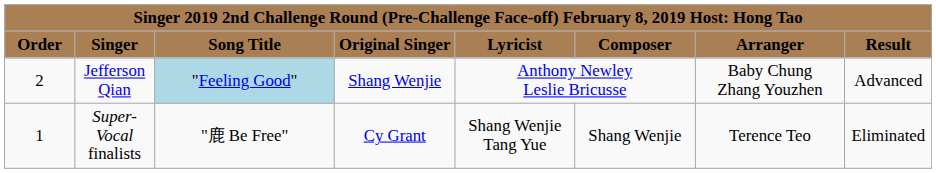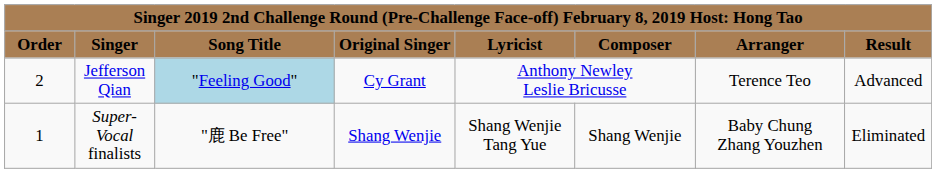(395, 80) Shang Wenjie -> (395, 80) Cy Grant
(770, 80) Baby Chung Zhang Youzhen -> (770, 80) Terence Teo
(395, 135) Cy Grant -> (395, 135) Shang Wenjie
(770, 135) Terence Teo -> (770, 135) Baby Chung Zhang Youzhen
